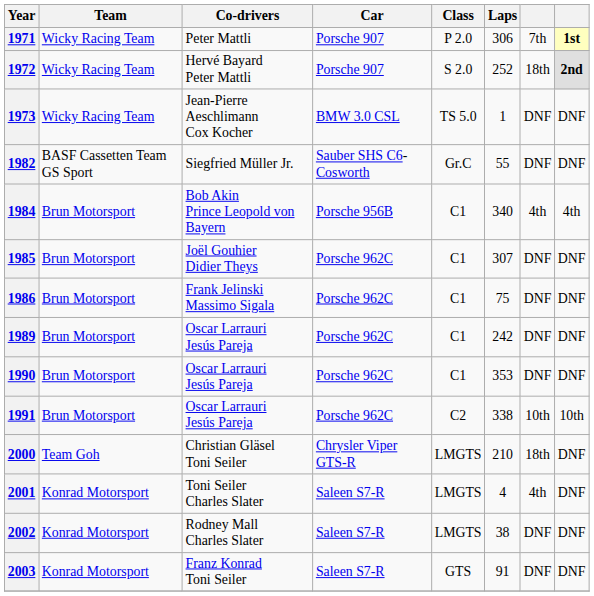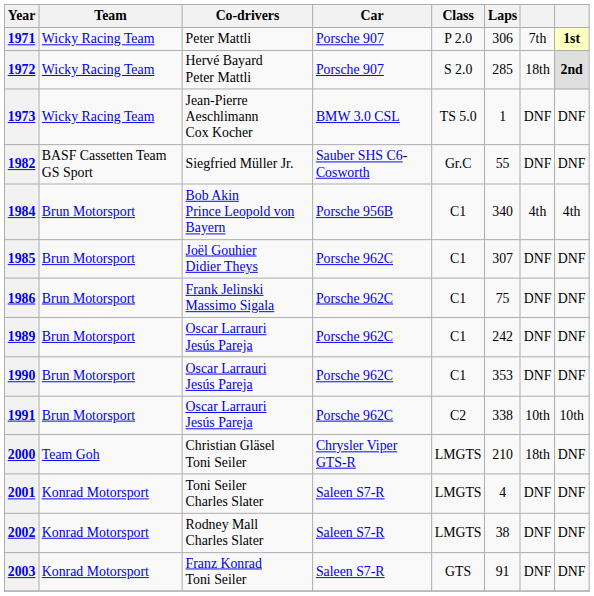(503, 70) 252 -> (503, 70) 285
(538, 493) 4th -> (538, 493) DNF
